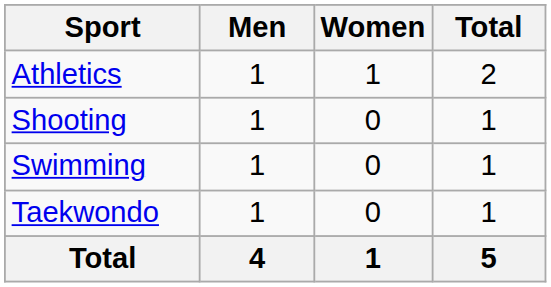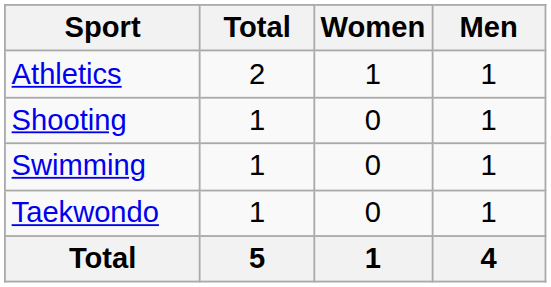columns swapped: (257, 27) <-> (489, 27)
